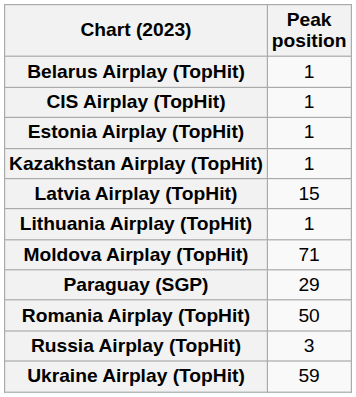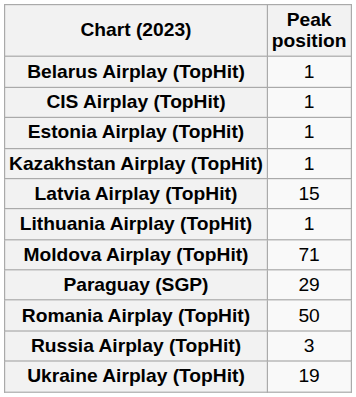(309, 376) 59 -> (309, 376) 19
